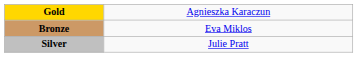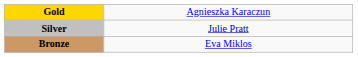rows swapped: (54, 44) <-> (54, 28)
